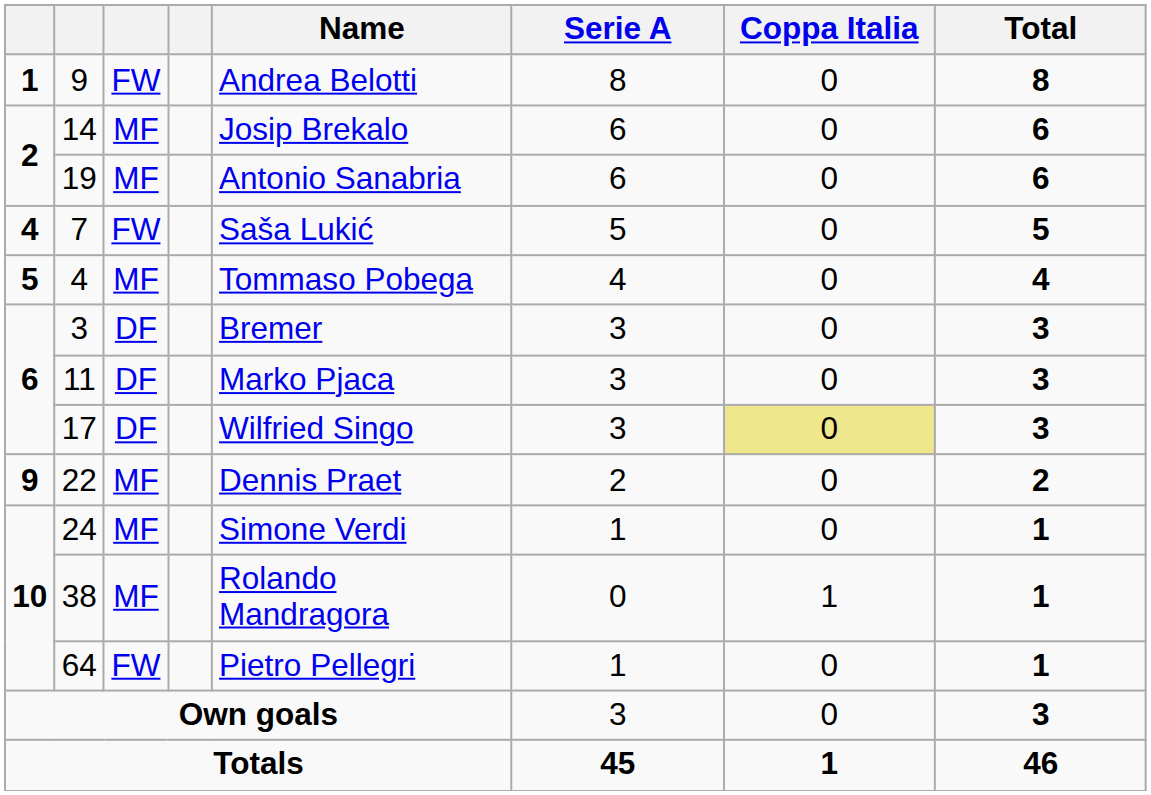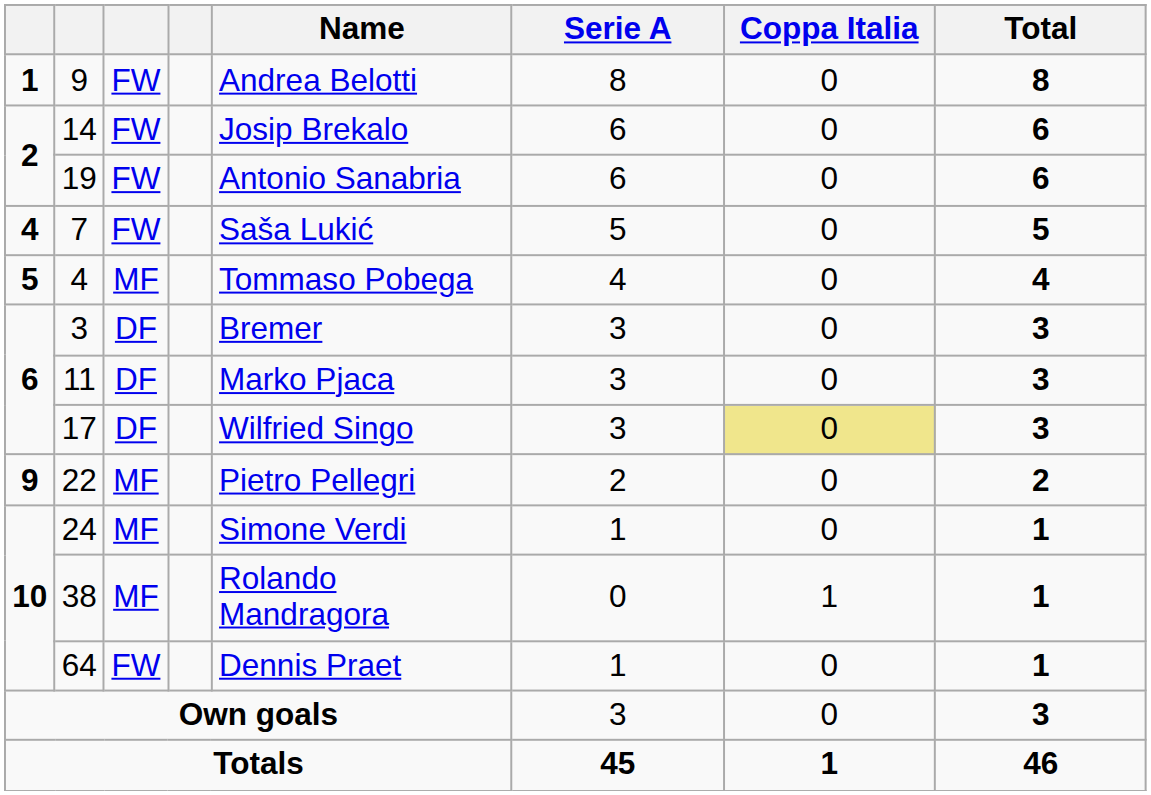(136, 129) MF -> (136, 129) FW
(136, 179) MF -> (136, 179) FW
(310, 479) Dennis Praet -> (317, 479) Pietro Pellegri
(317, 664) Pietro Pellegri -> (310, 664) Dennis Praet
